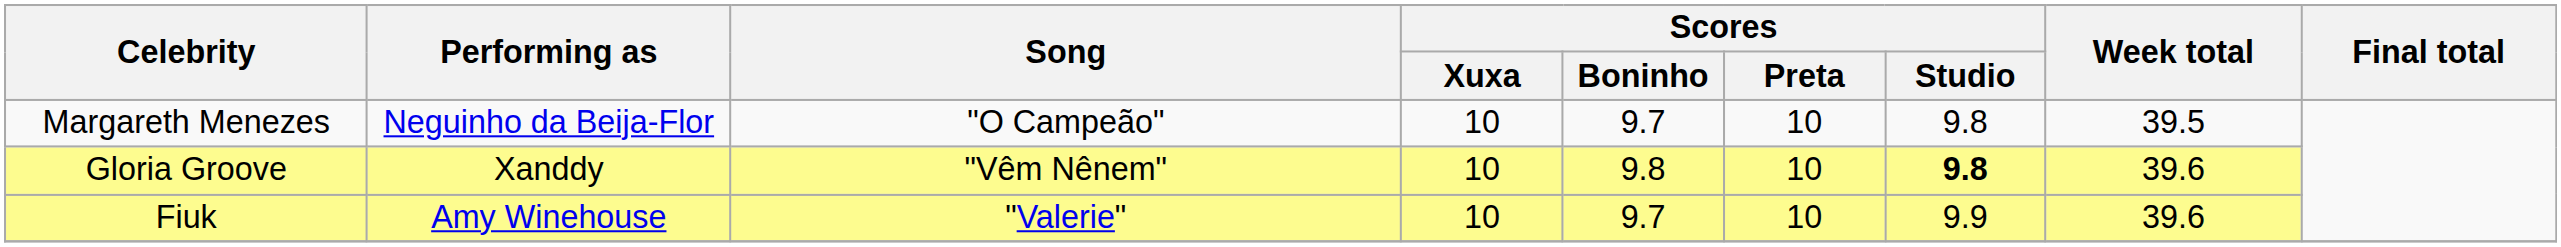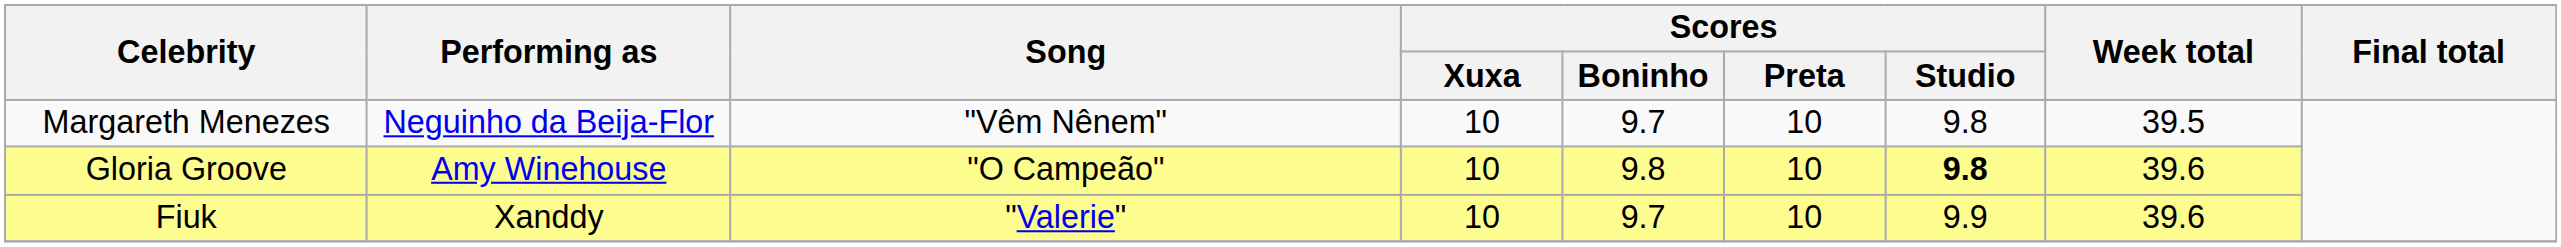(1066, 122) "O Campeão" -> (1066, 122) "Vêm Nênem"
(549, 169) Xanddy -> (549, 169) Amy Winehouse
(1066, 169) "Vêm Nênem" -> (1066, 169) "O Campeão"
(549, 216) Amy Winehouse -> (549, 216) Xanddy
